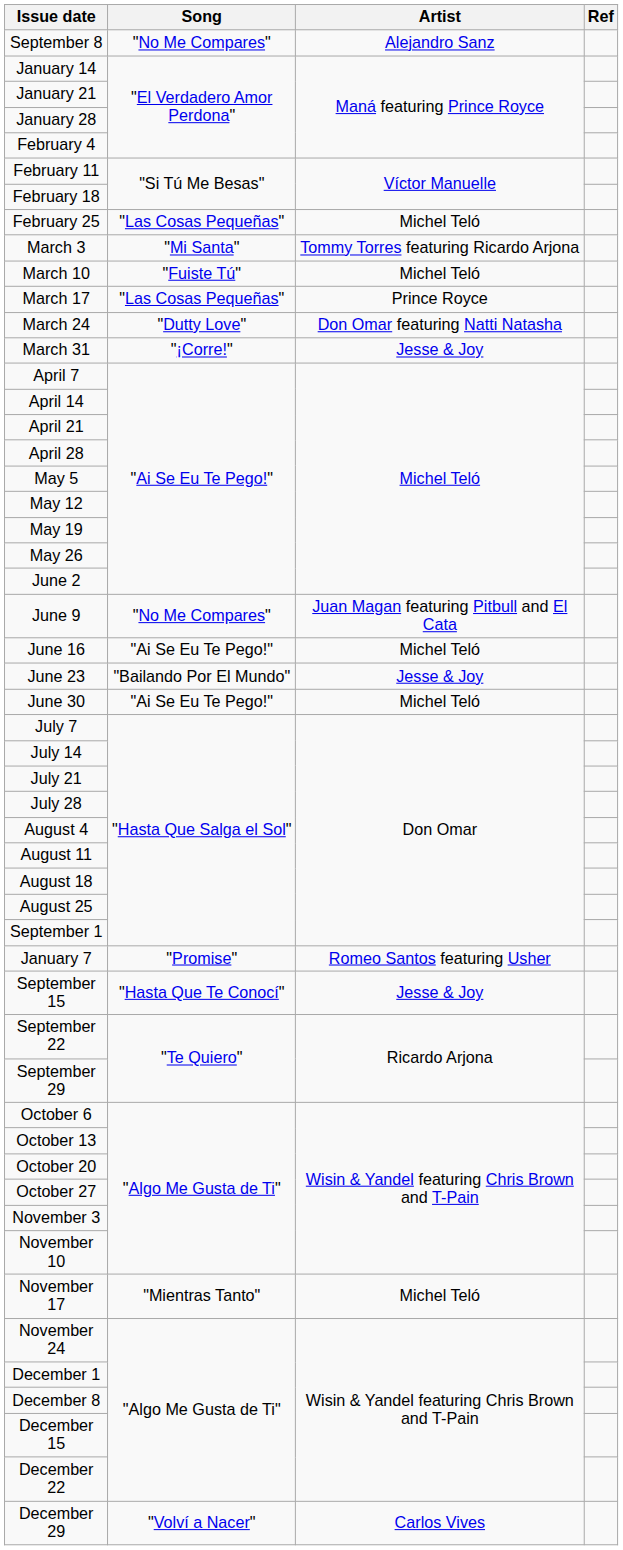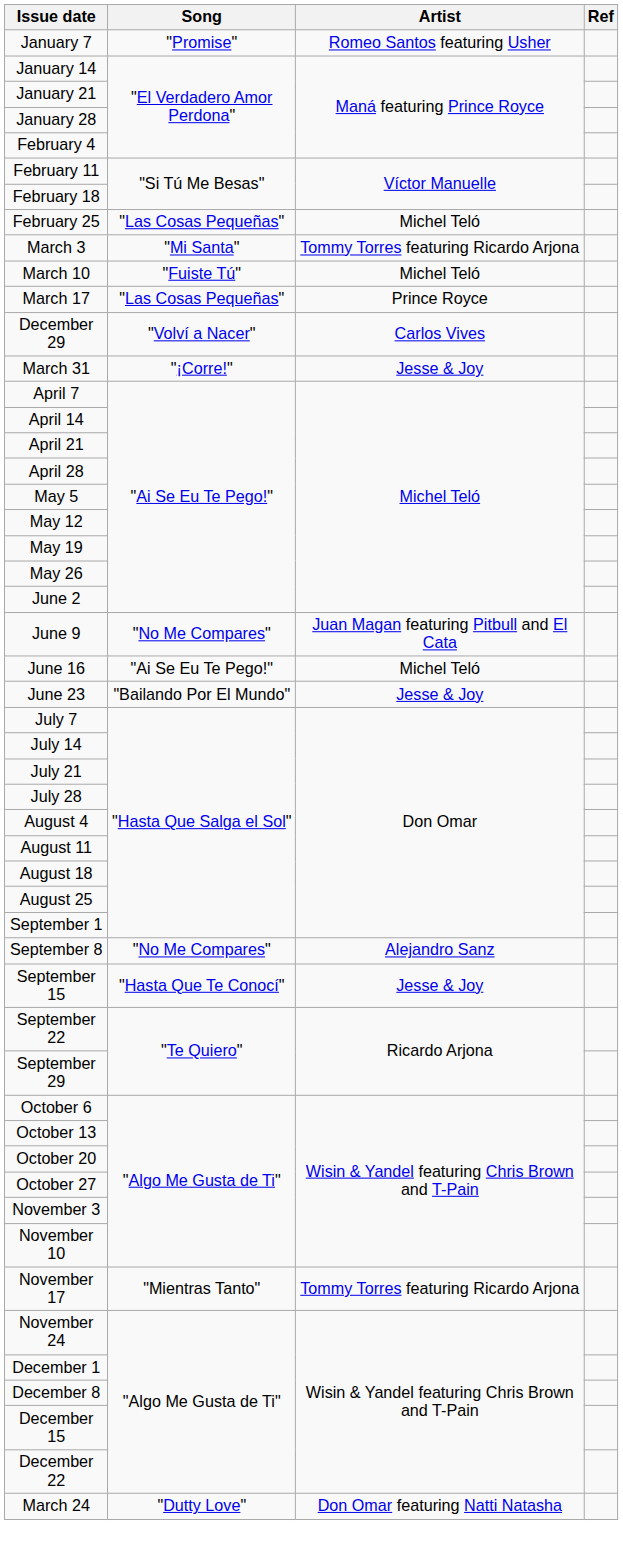rows swapped: (56, 958) <-> (56, 42)
rows swapped: (56, 324) <-> (56, 1522)
- row: (56, 701)
(440, 1296) Michel Teló -> (440, 1288) Tommy Torres featuring Ricardo Arjona
